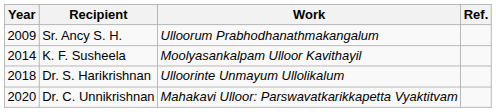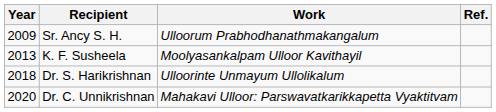(22, 55) 2014 -> (22, 55) 2013
